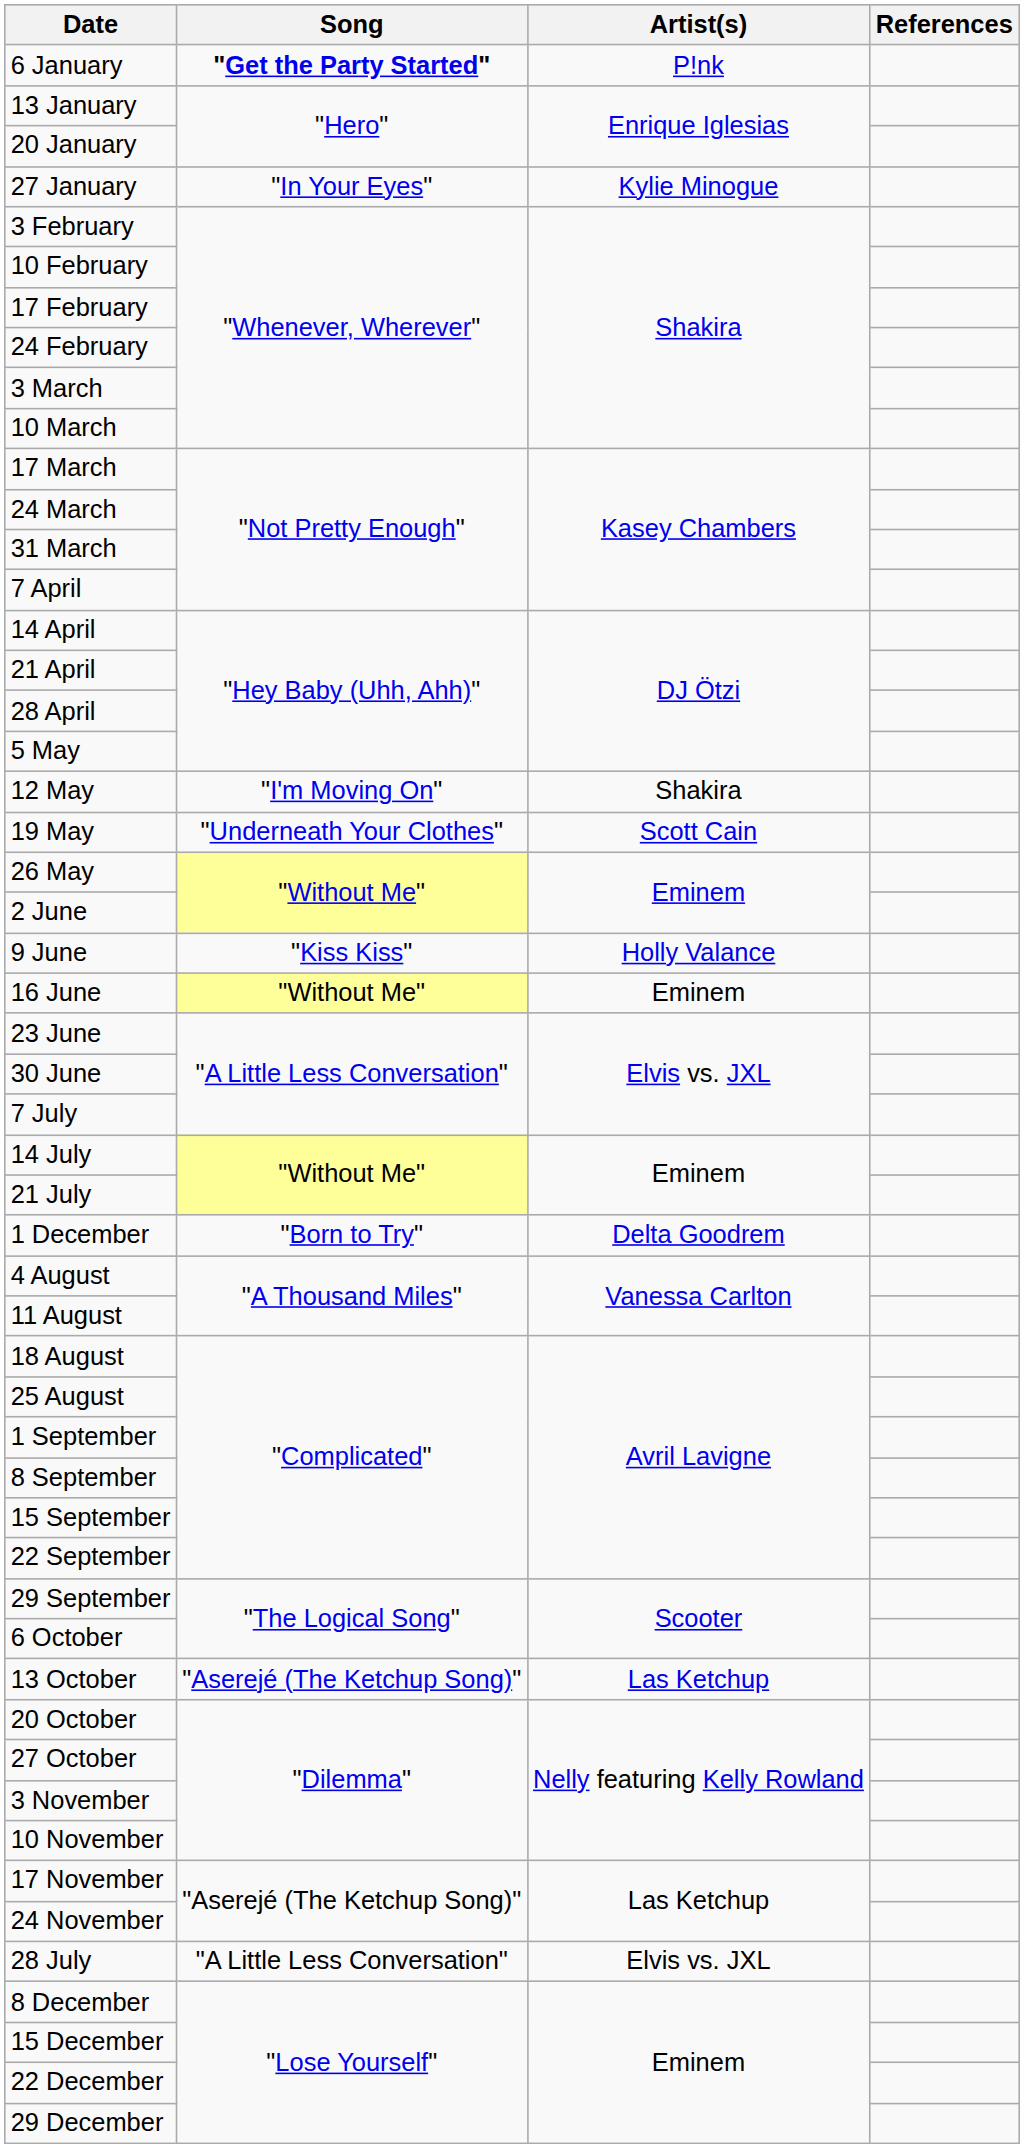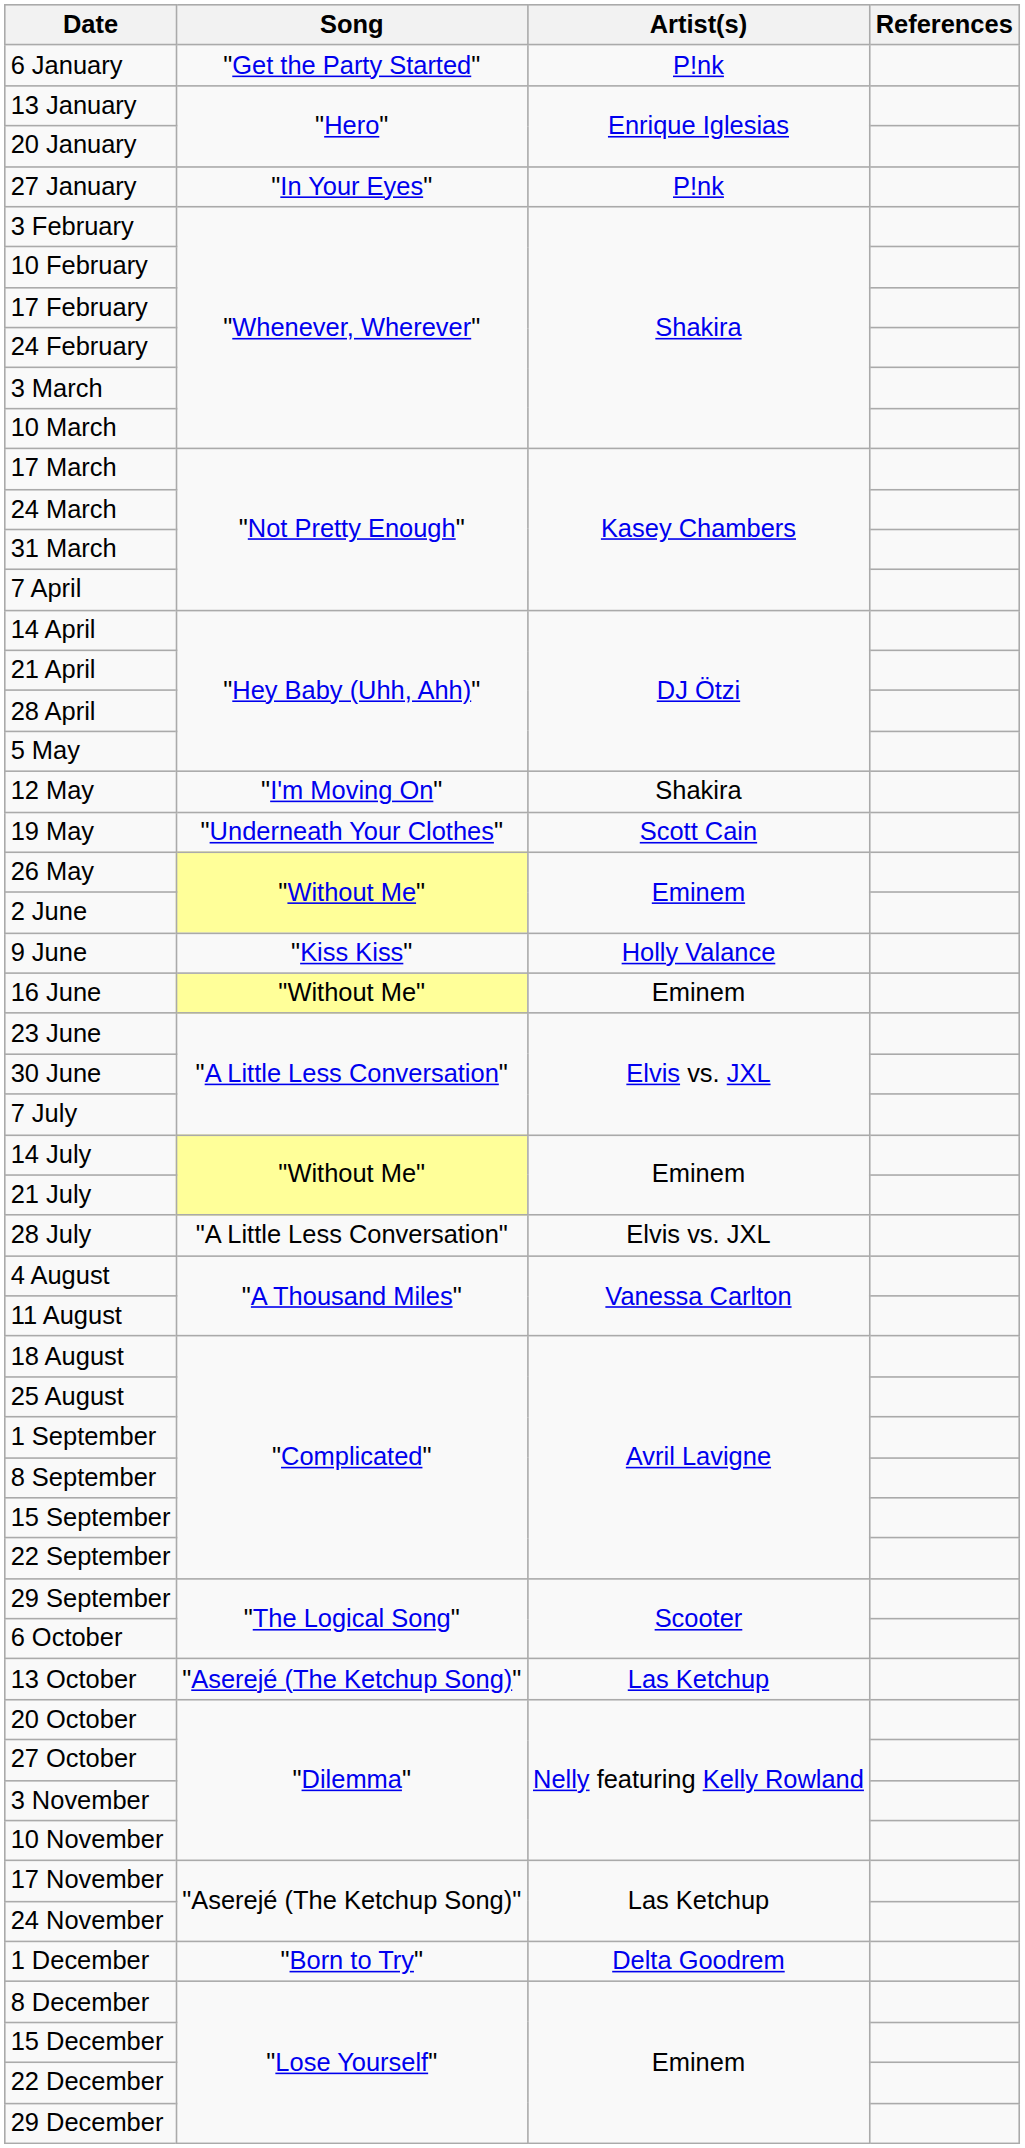(352, 65) bold -> (352, 65) normal
(698, 186) Kylie Minogue -> (698, 186) P!nk
rows swapped: (51, 1961) <-> (80, 1235)
